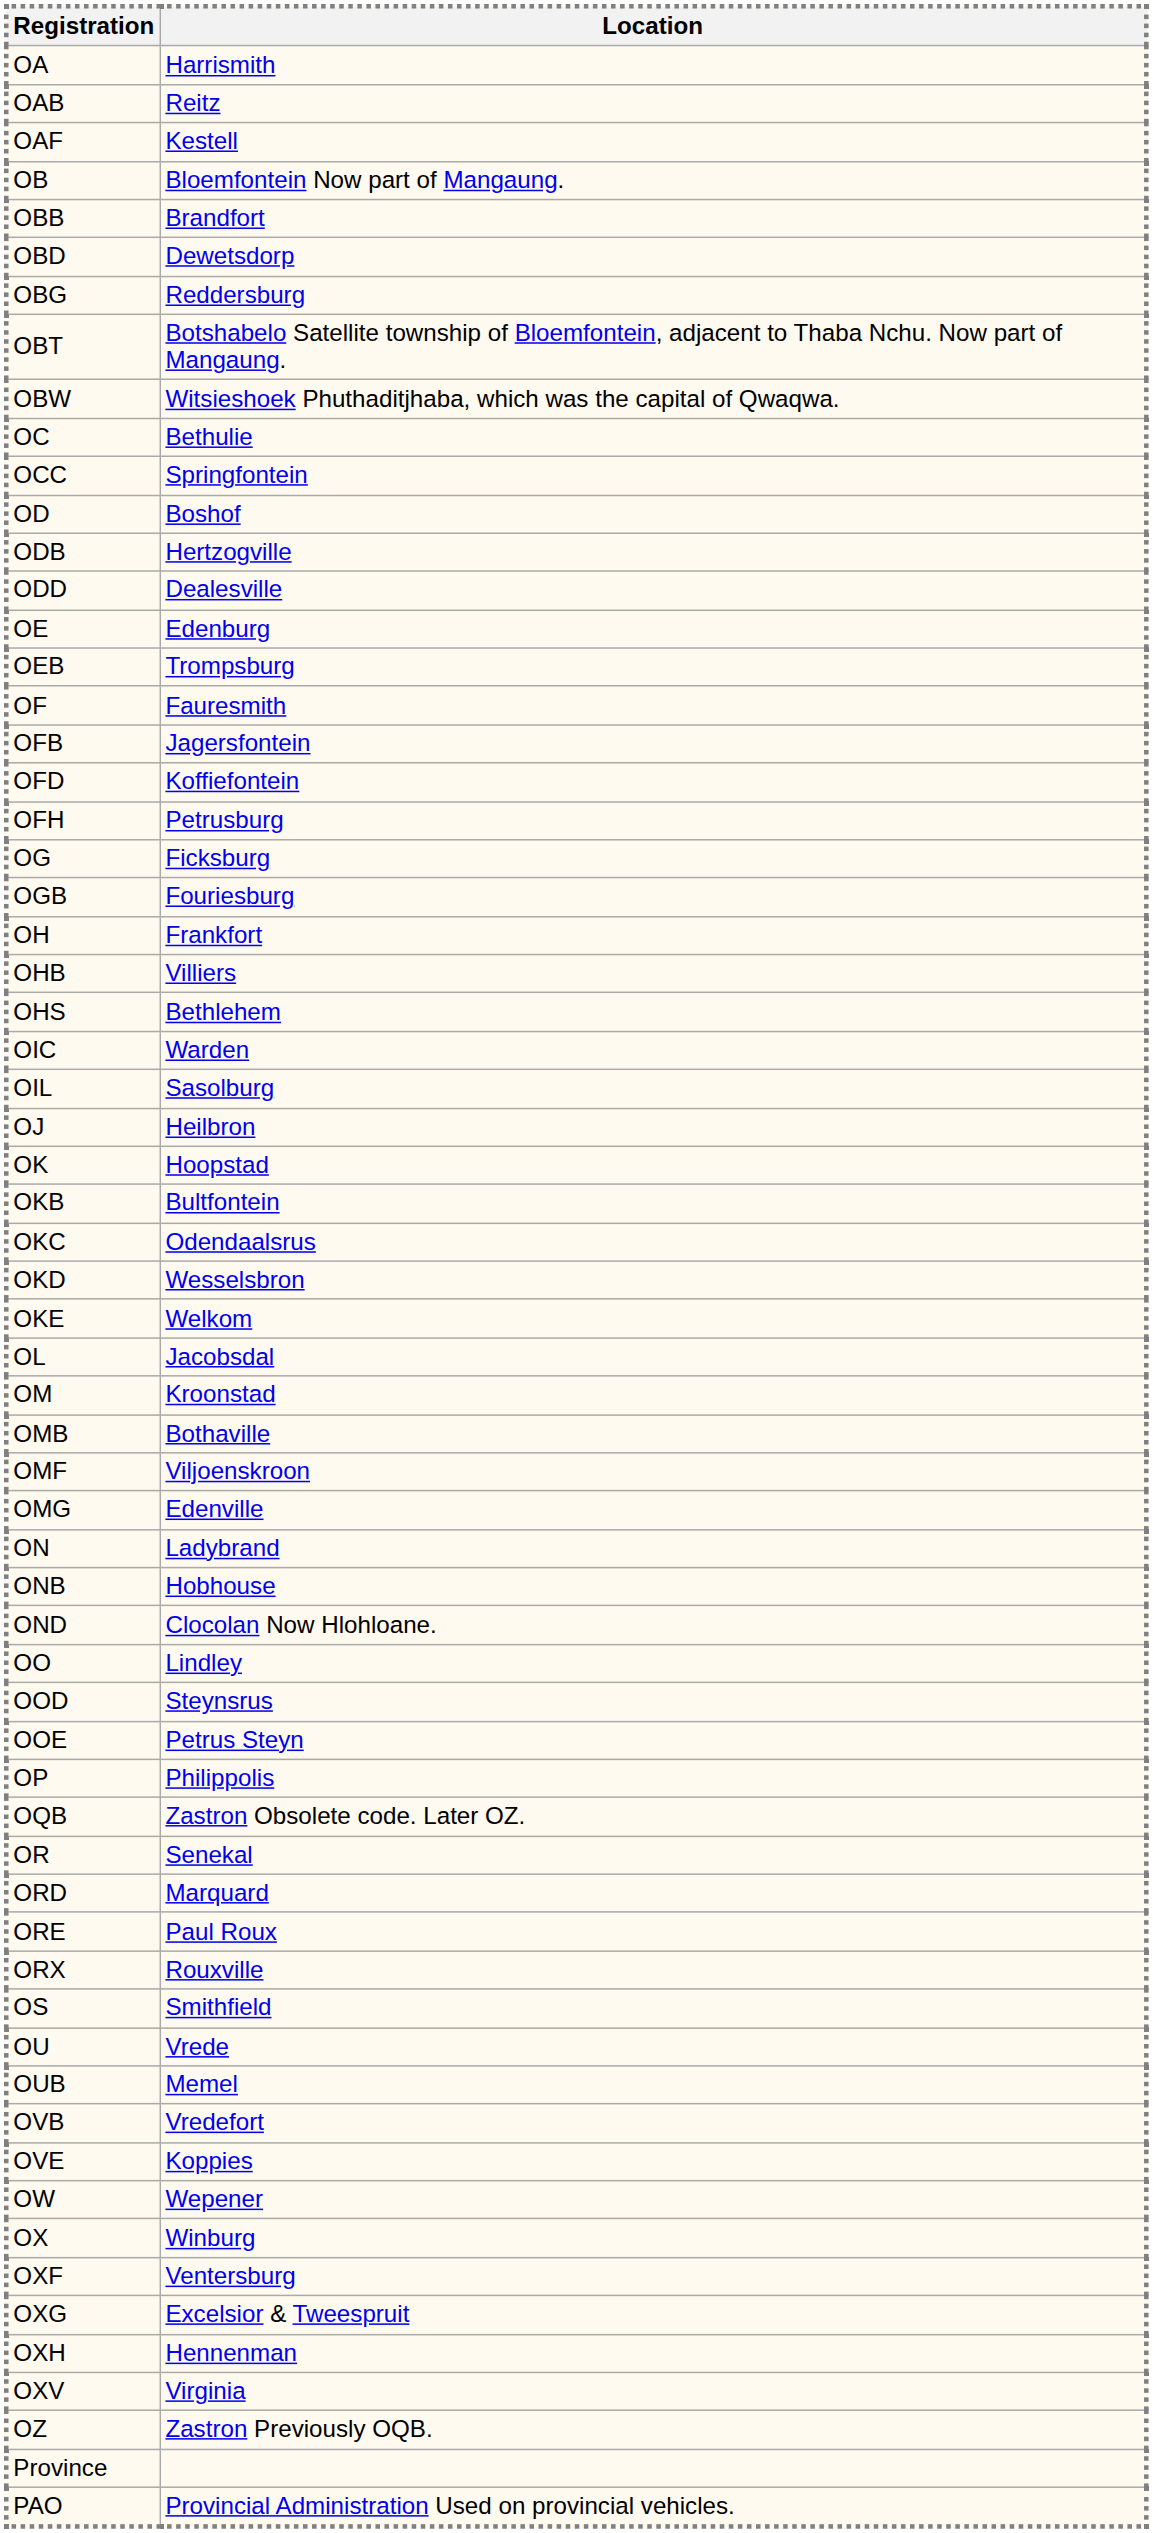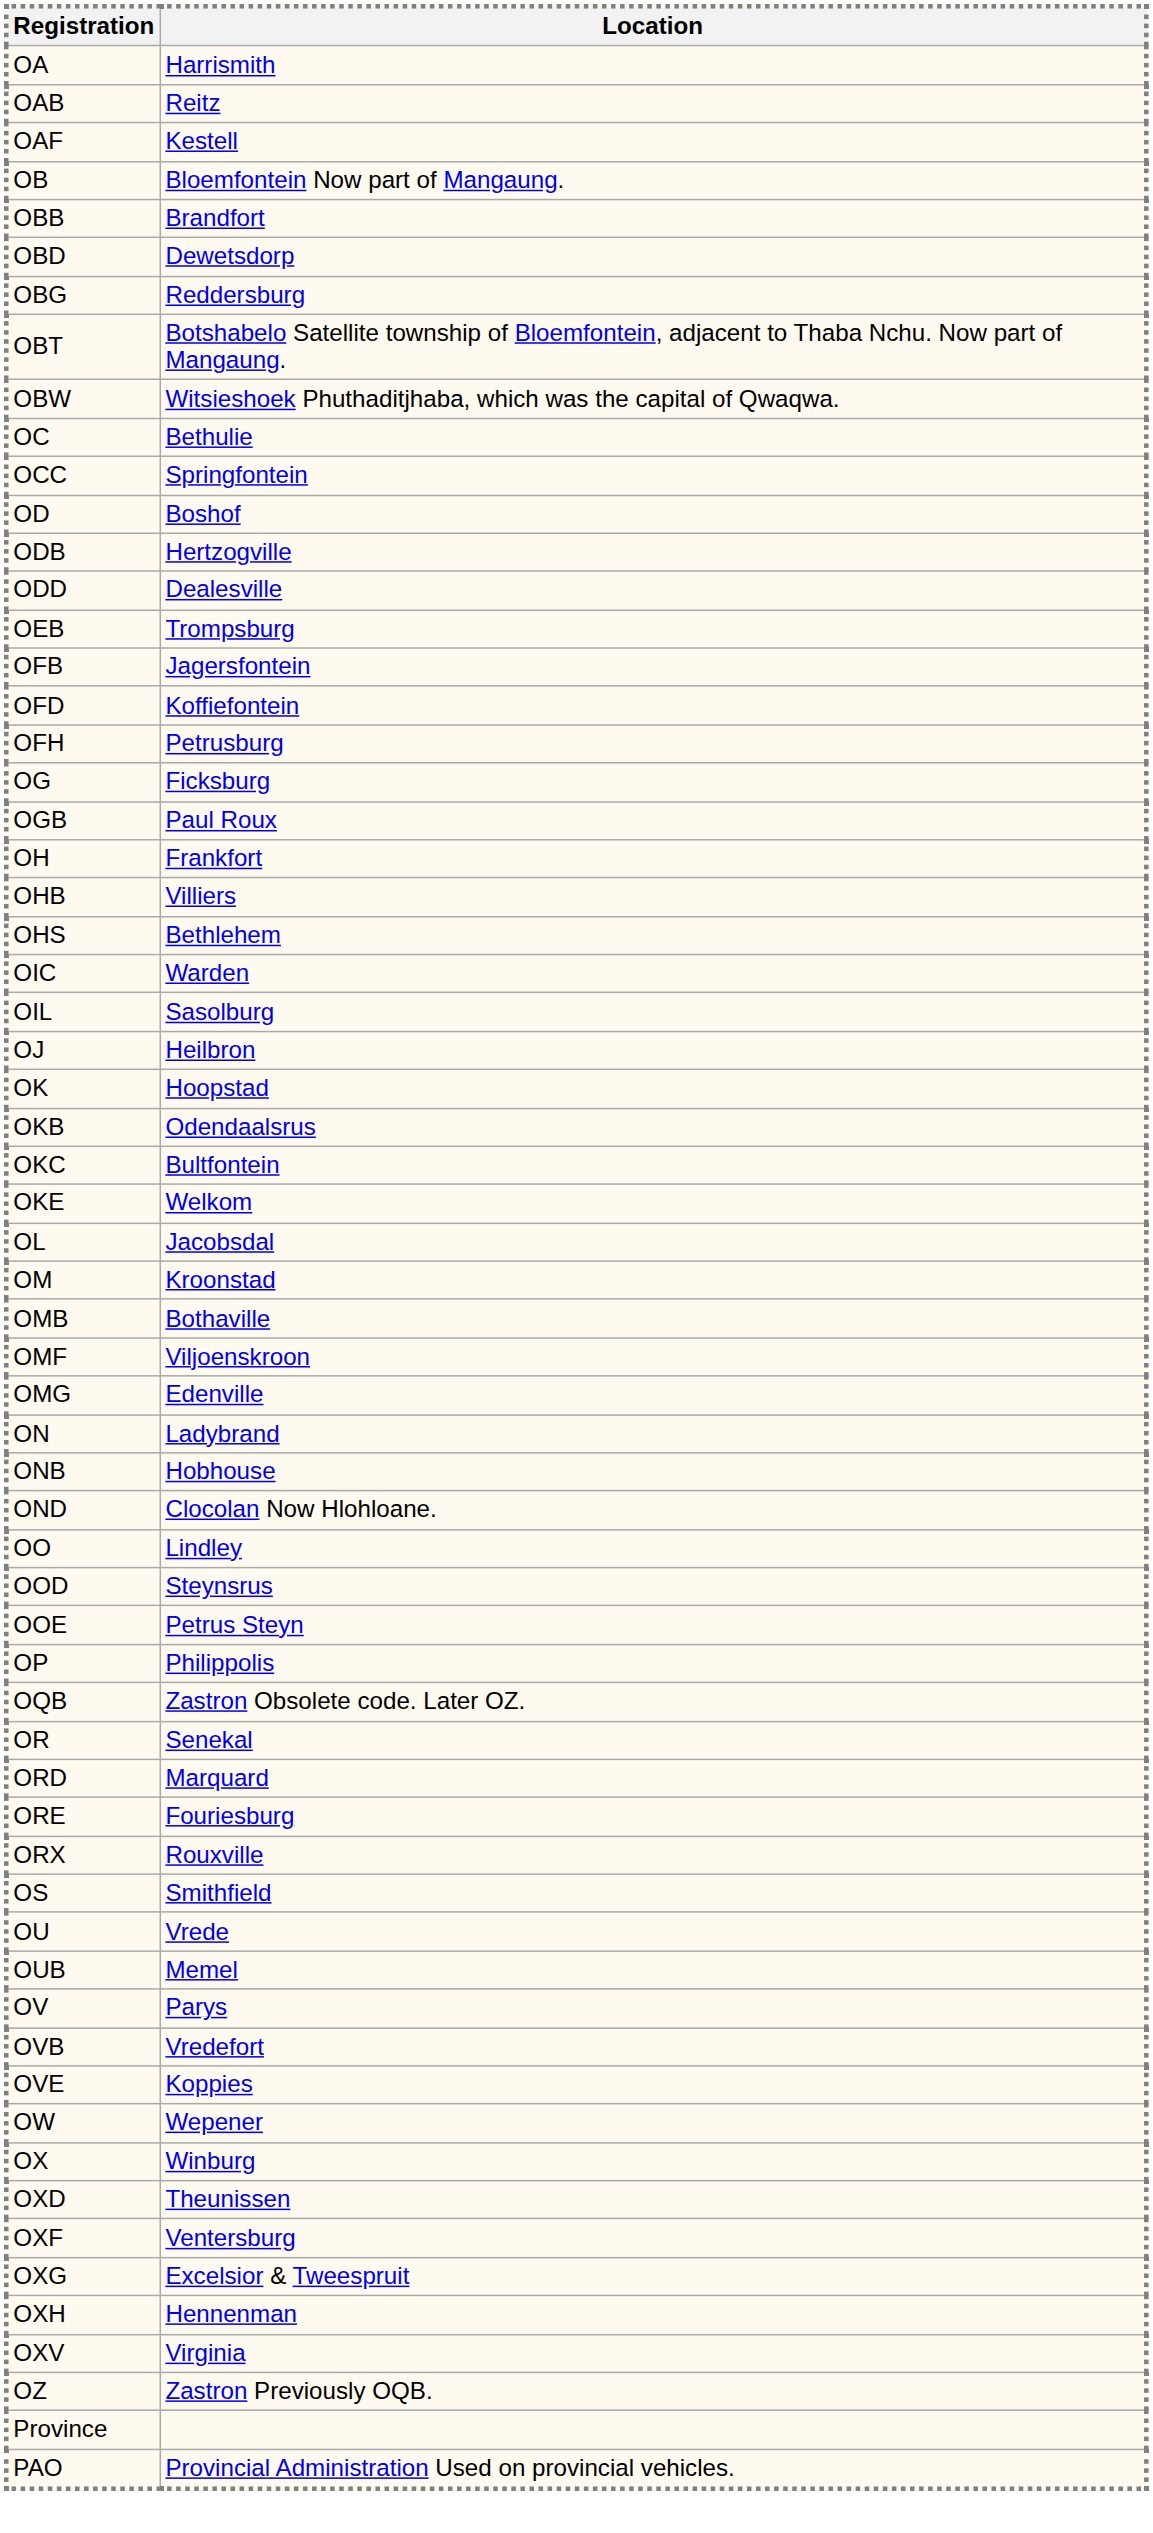- row: (31, 628)
- row: (30, 705)
(230, 896) Fouriesburg -> (221, 820) Paul Roux
(223, 1203) Bultfontein -> (241, 1126) Odendaalsrus
(241, 1241) Odendaalsrus -> (223, 1165) Bultfontein
- row: (40, 1279)
(221, 1931) Paul Roux -> (230, 1816) Fouriesburg
+ row: (31, 2007)
+ row: (40, 2199)
